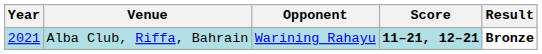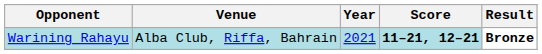columns swapped: (24, 16) <-> (315, 16)
